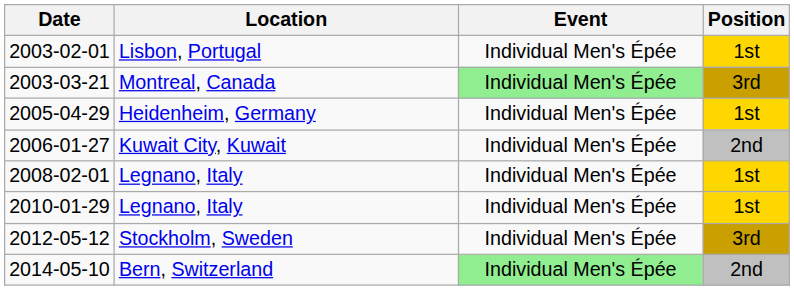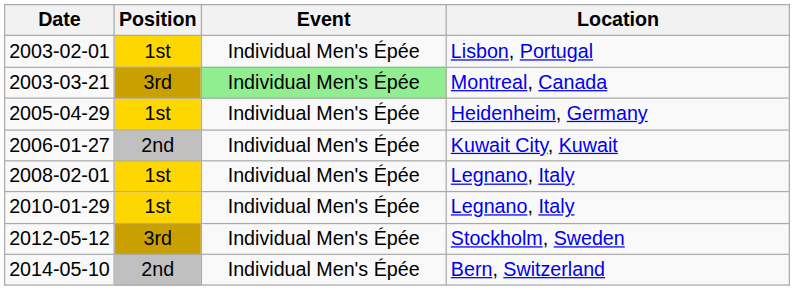columns swapped: (286, 20) <-> (747, 20)
(581, 269) lightgreen background -> (324, 269) no background
